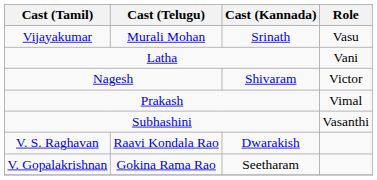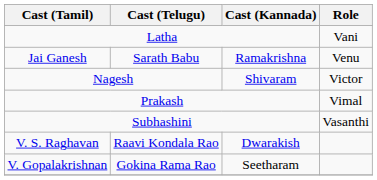- row: (57, 36)
+ row: (57, 57)
